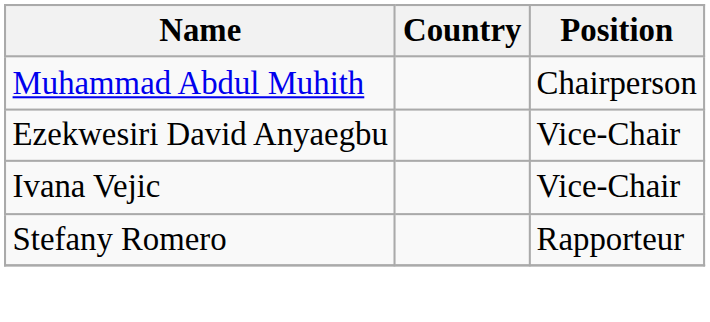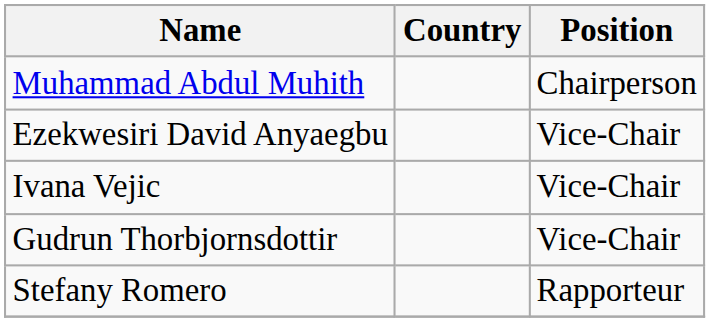+ row: (175, 238)
